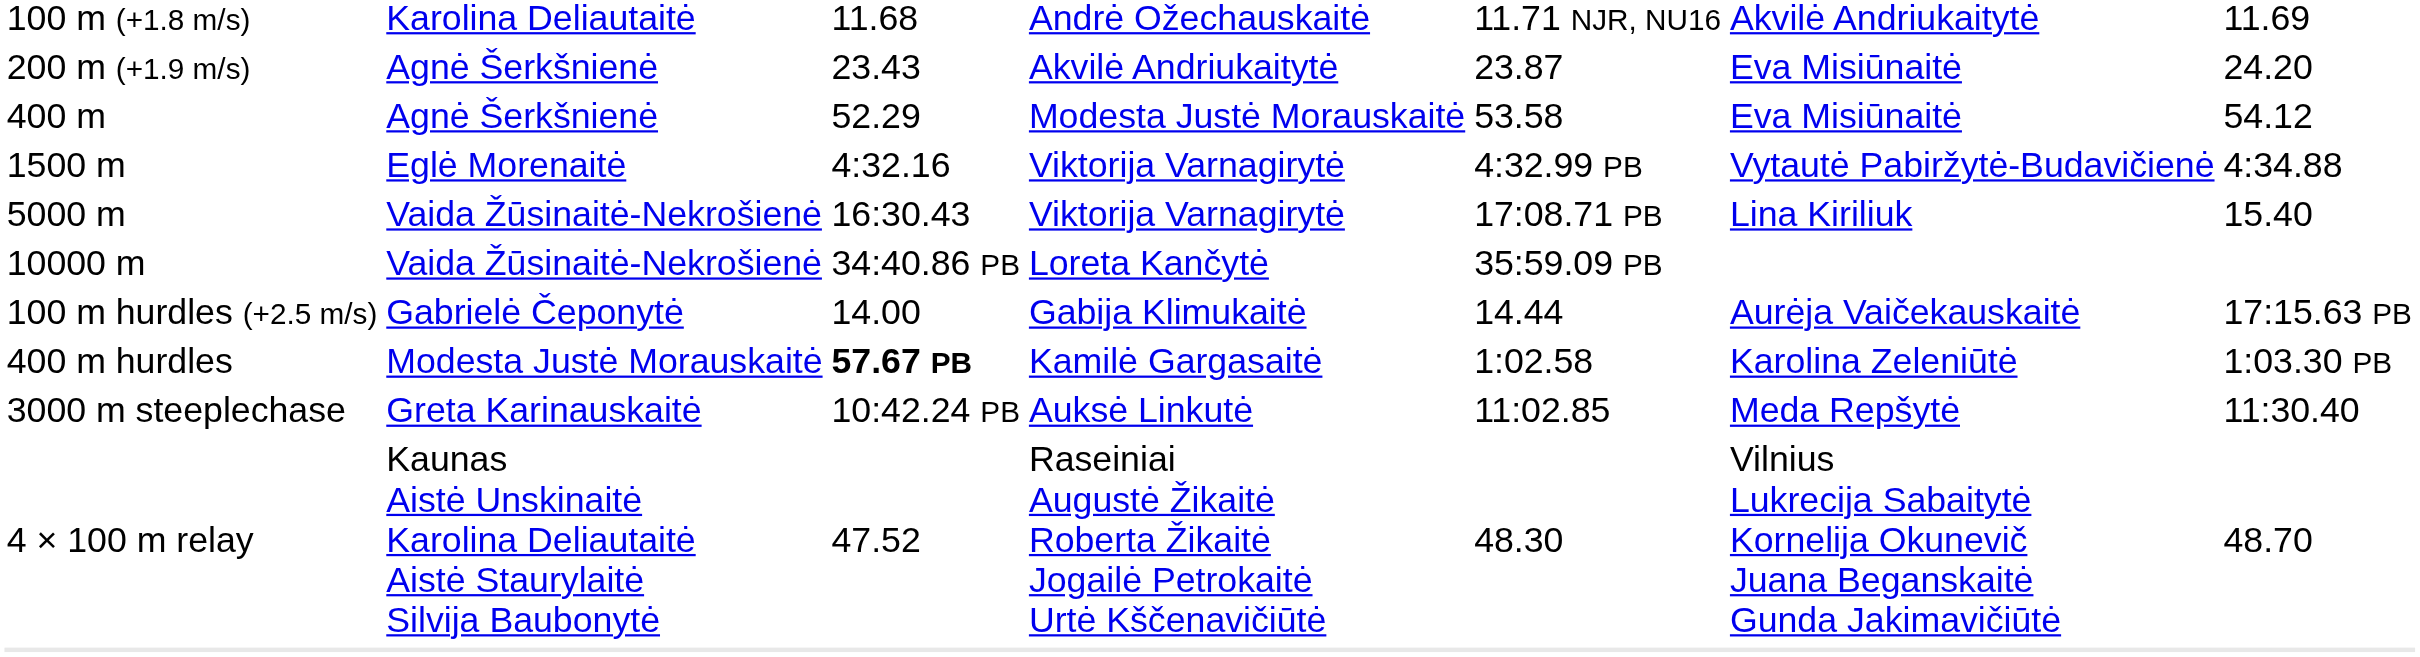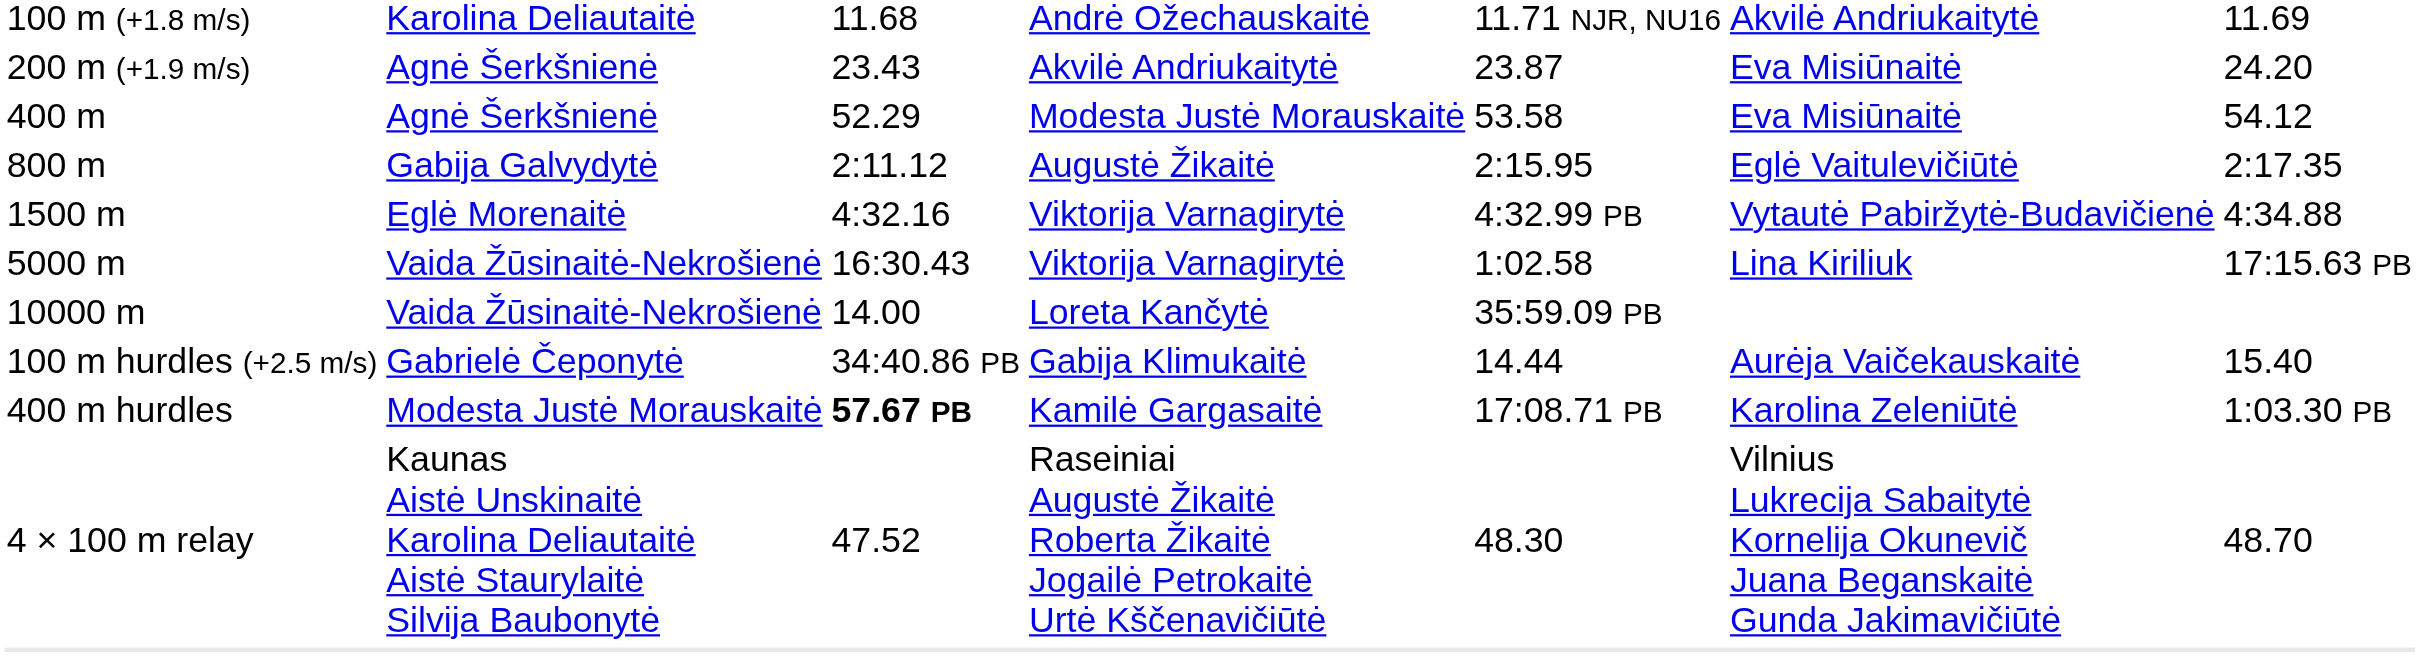+ row: (56, 165)
(1568, 214) 17:08.71 PB -> (1534, 263) 1:02.58
(2268, 214) 15.40 -> (2318, 263) 17:15.63 PB
(926, 263) 34:40.86 PB -> (876, 312) 14.00
(876, 312) 14.00 -> (926, 361) 34:40.86 PB
(2318, 312) 17:15.63 PB -> (2268, 361) 15.40
(1534, 361) 1:02.58 -> (1568, 410) 17:08.71 PB
- row: (176, 410)
